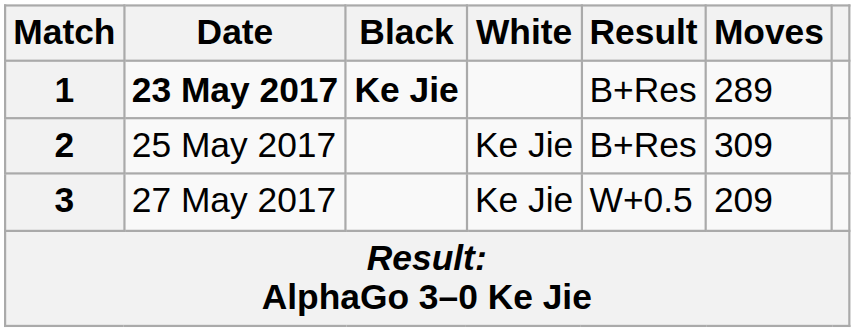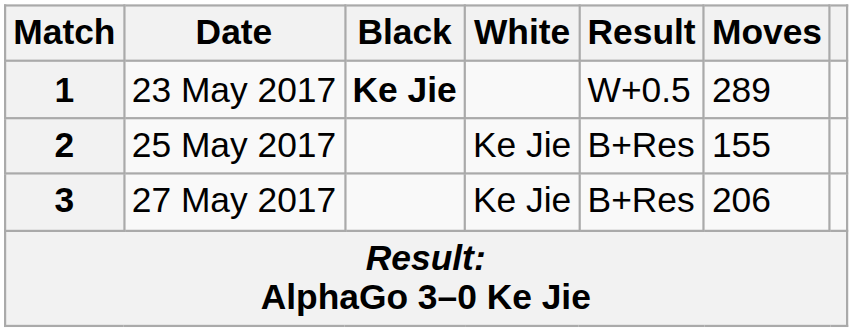(235, 88) bold -> (234, 88) normal
(643, 88) B+Res -> (639, 88) W+0.5
(743, 145) 309 -> (741, 145) 155
(641, 201) W+0.5 -> (641, 201) B+Res
(743, 201) 209 -> (741, 201) 206
